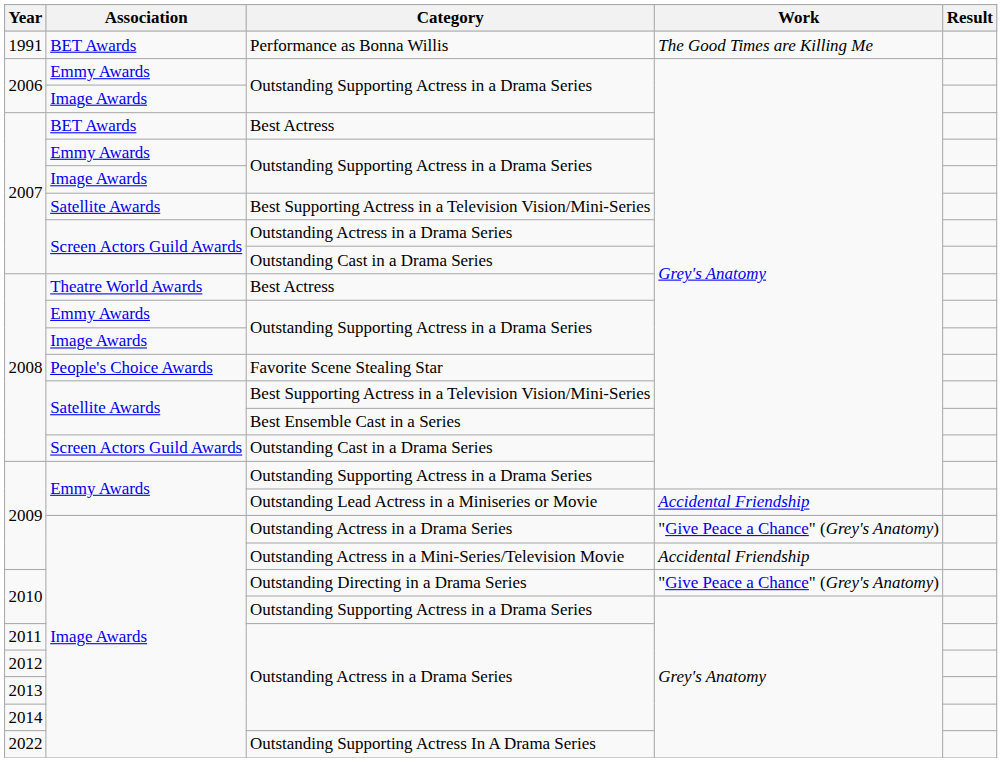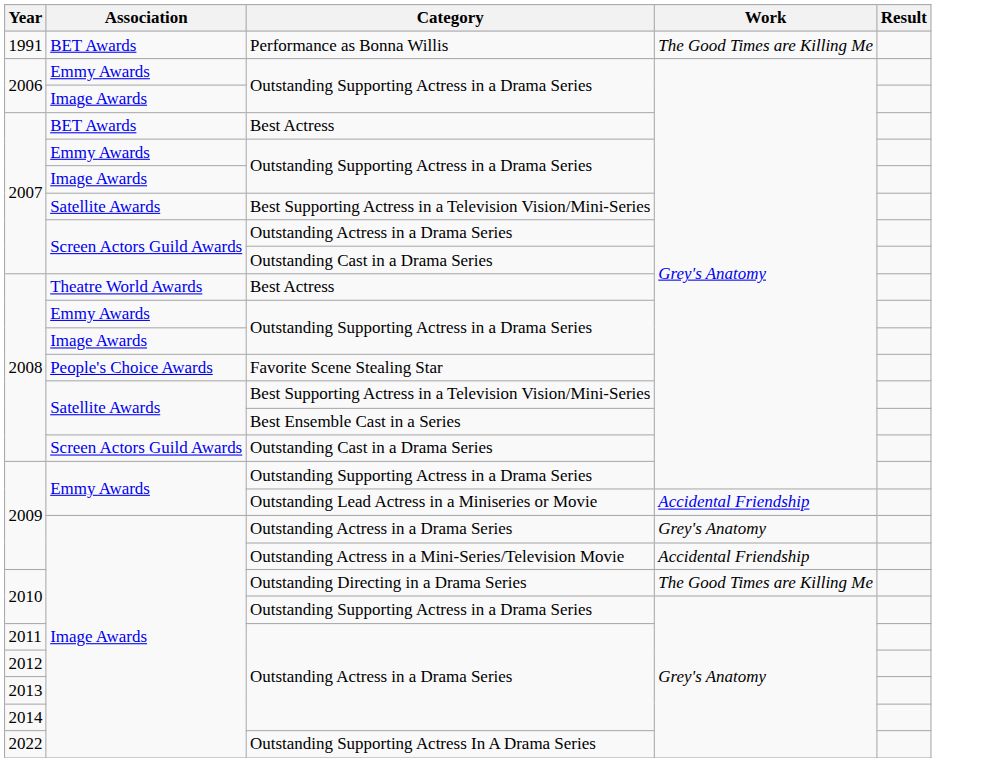(799, 529) "Give Peace a Chance" (Grey's Anatomy) -> (712, 529) Grey's Anatomy
(799, 582) "Give Peace a Chance" (Grey's Anatomy) -> (766, 582) The Good Times are Killing Me
